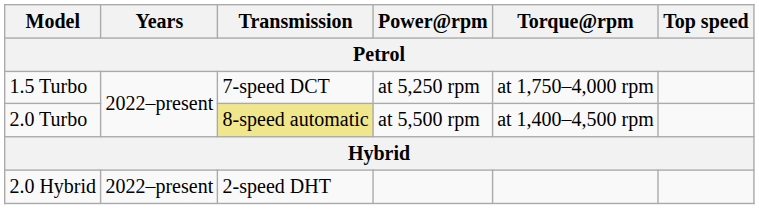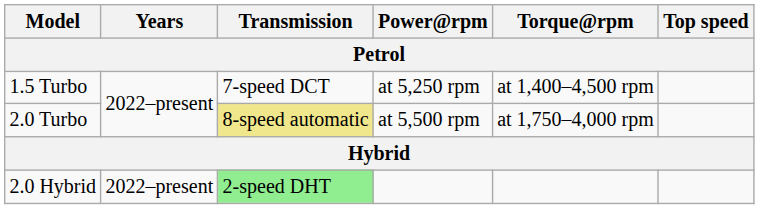(576, 87) at 1,750–4,000 rpm -> (576, 87) at 1,400–4,500 rpm
(576, 120) at 1,400–4,500 rpm -> (576, 120) at 1,750–4,000 rpm
(277, 186) no background -> (277, 186) lightgreen background
